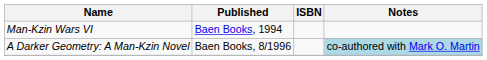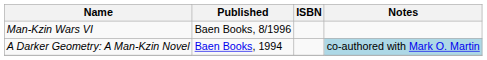(238, 30) Baen Books, 1994 -> (243, 30) Baen Books, 8/1996
(243, 47) Baen Books, 8/1996 -> (238, 47) Baen Books, 1994
